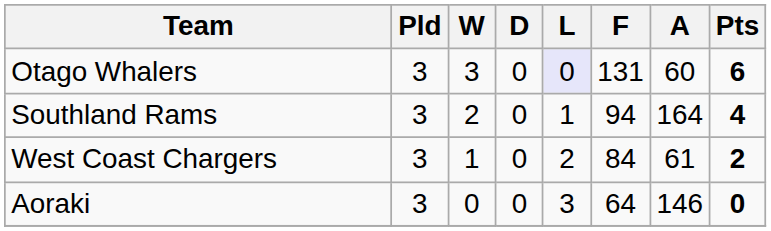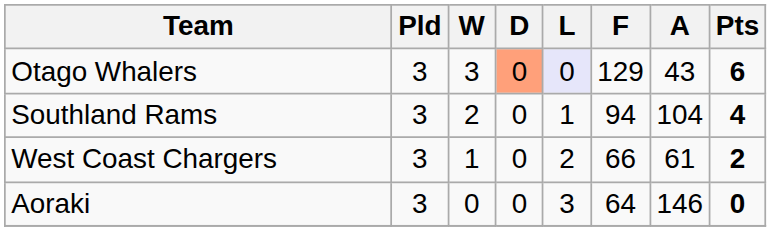(519, 70) no background -> (519, 70) lightsalmon background
(620, 70) 131 -> (620, 70) 129
(680, 70) 60 -> (680, 70) 43
(680, 114) 164 -> (680, 114) 104
(620, 159) 84 -> (620, 159) 66
